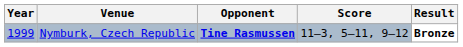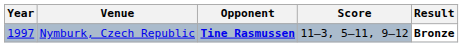(21, 32) 1999 -> (21, 32) 1997
